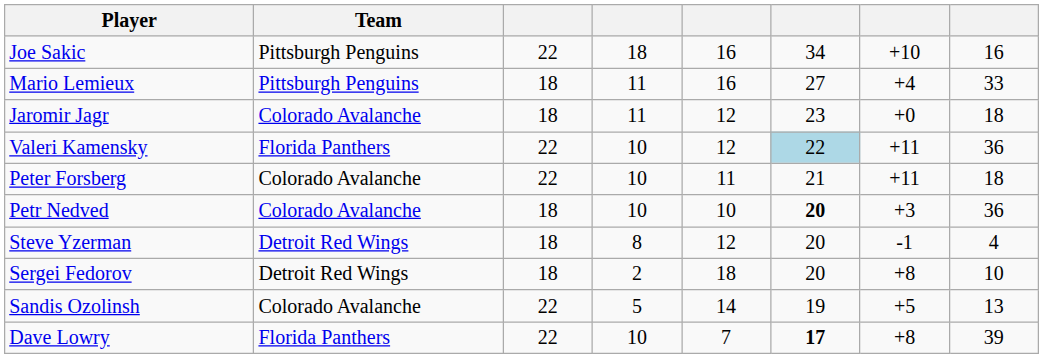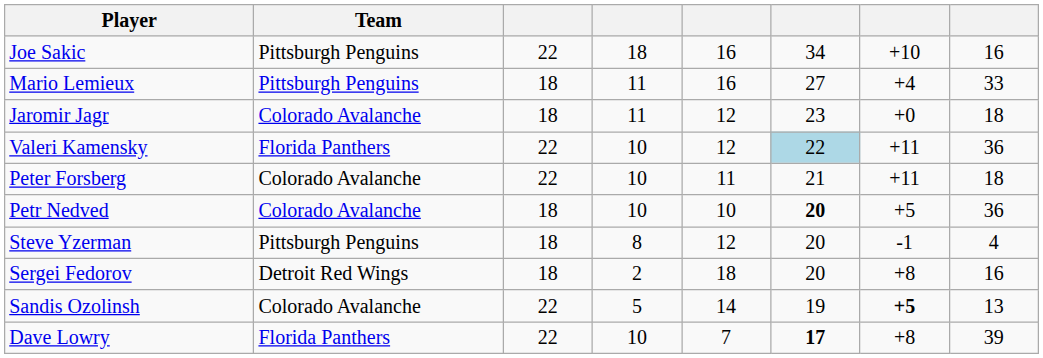(905, 210) +3 -> (905, 210) +5
(333, 242) Detroit Red Wings -> (339, 242) Pittsburgh Penguins
(994, 274) 10 -> (994, 274) 16
(905, 305) normal -> (905, 305) bold
